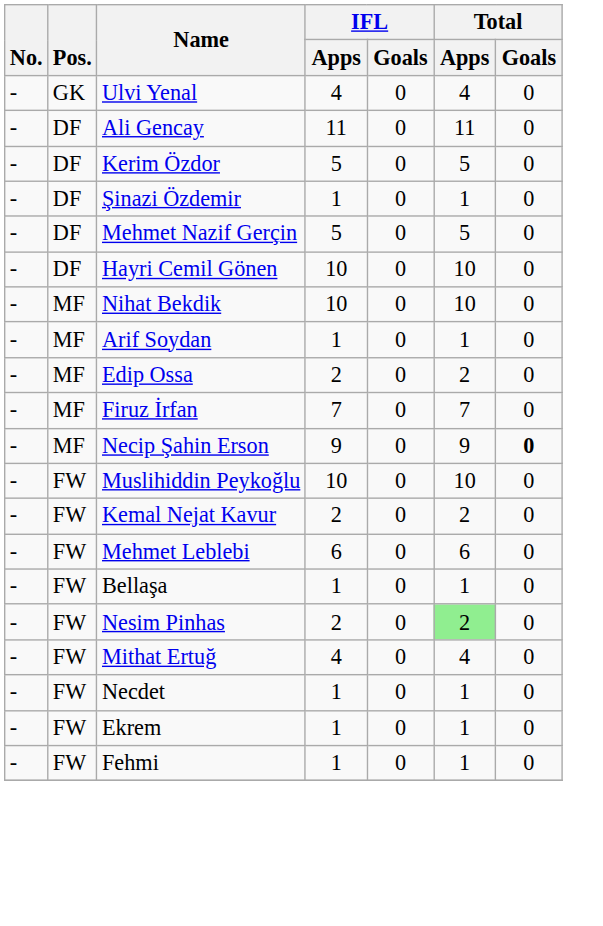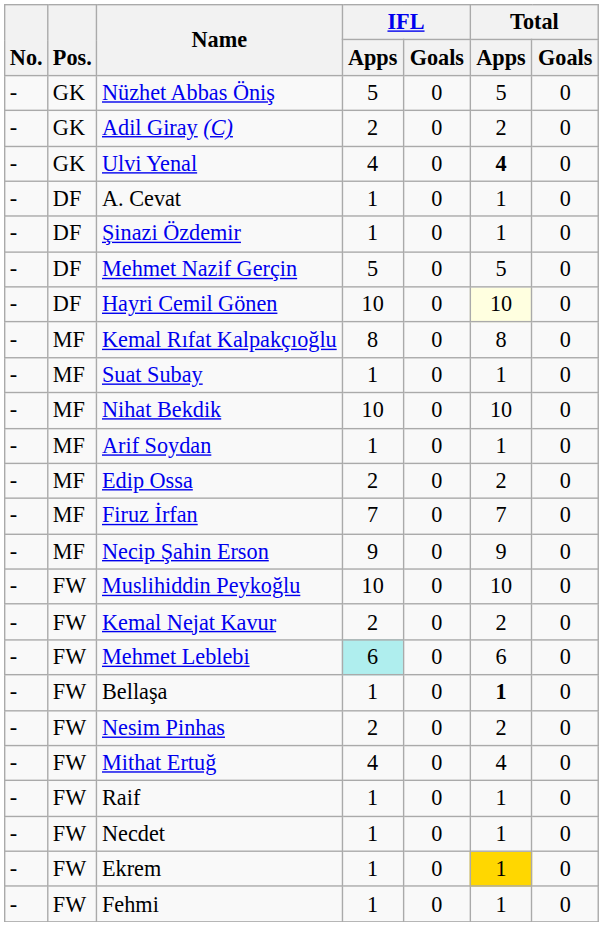+ row: (188, 92)
+ row: (167, 127)
(465, 92) normal -> (501, 163) bold
+ row: (142, 198)
- row: (153, 127)
- row: (161, 163)
(465, 269) no background -> (501, 304) lightyellow background
+ row: (219, 339)
+ row: (152, 374)
(529, 445) bold -> (565, 551) normal
(336, 551) no background -> (373, 657) paleturquoise background
(465, 586) normal -> (501, 692) bold
(465, 621) lightgreen background -> (501, 727) no background
+ row: (121, 798)
(465, 727) no background -> (501, 868) gold background
